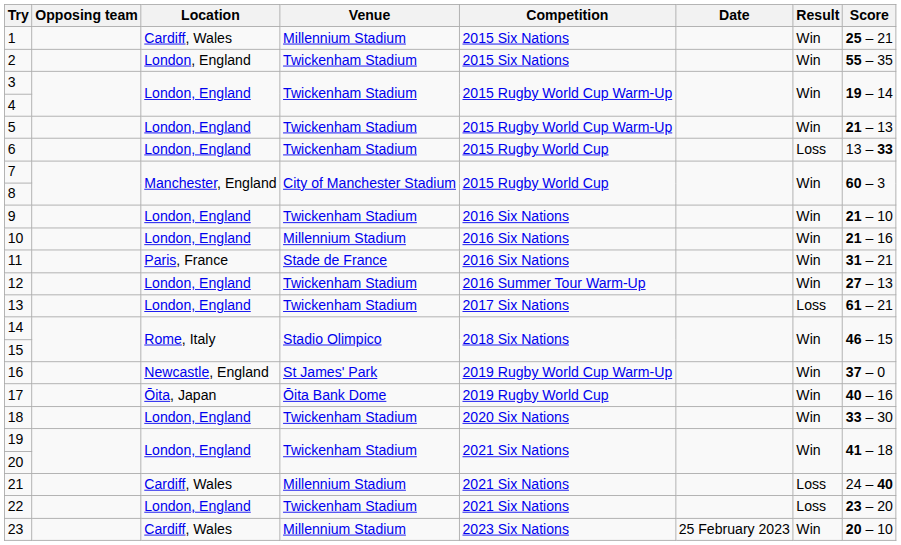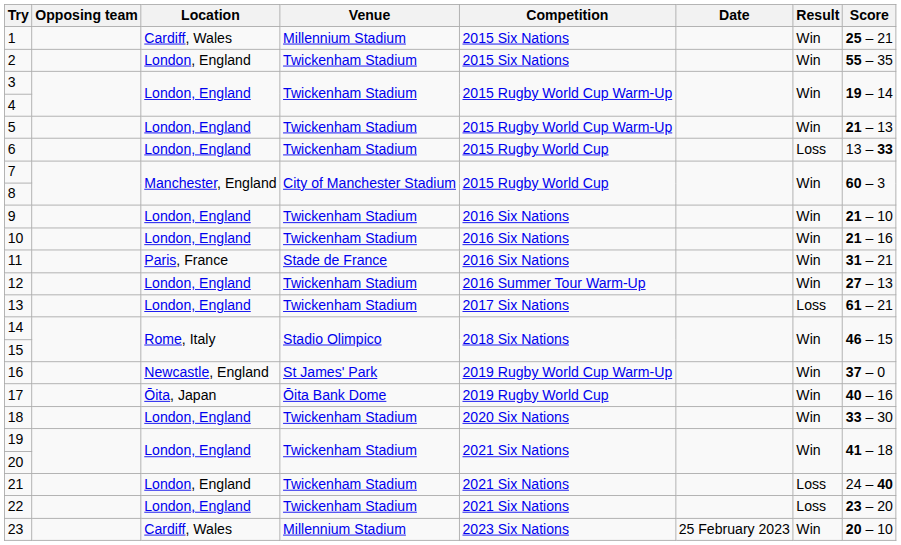(344, 238) Millennium Stadium -> (350, 238) Twickenham Stadium
(188, 484) Cardiff, Wales -> (198, 484) London, England
(344, 484) Millennium Stadium -> (350, 484) Twickenham Stadium
